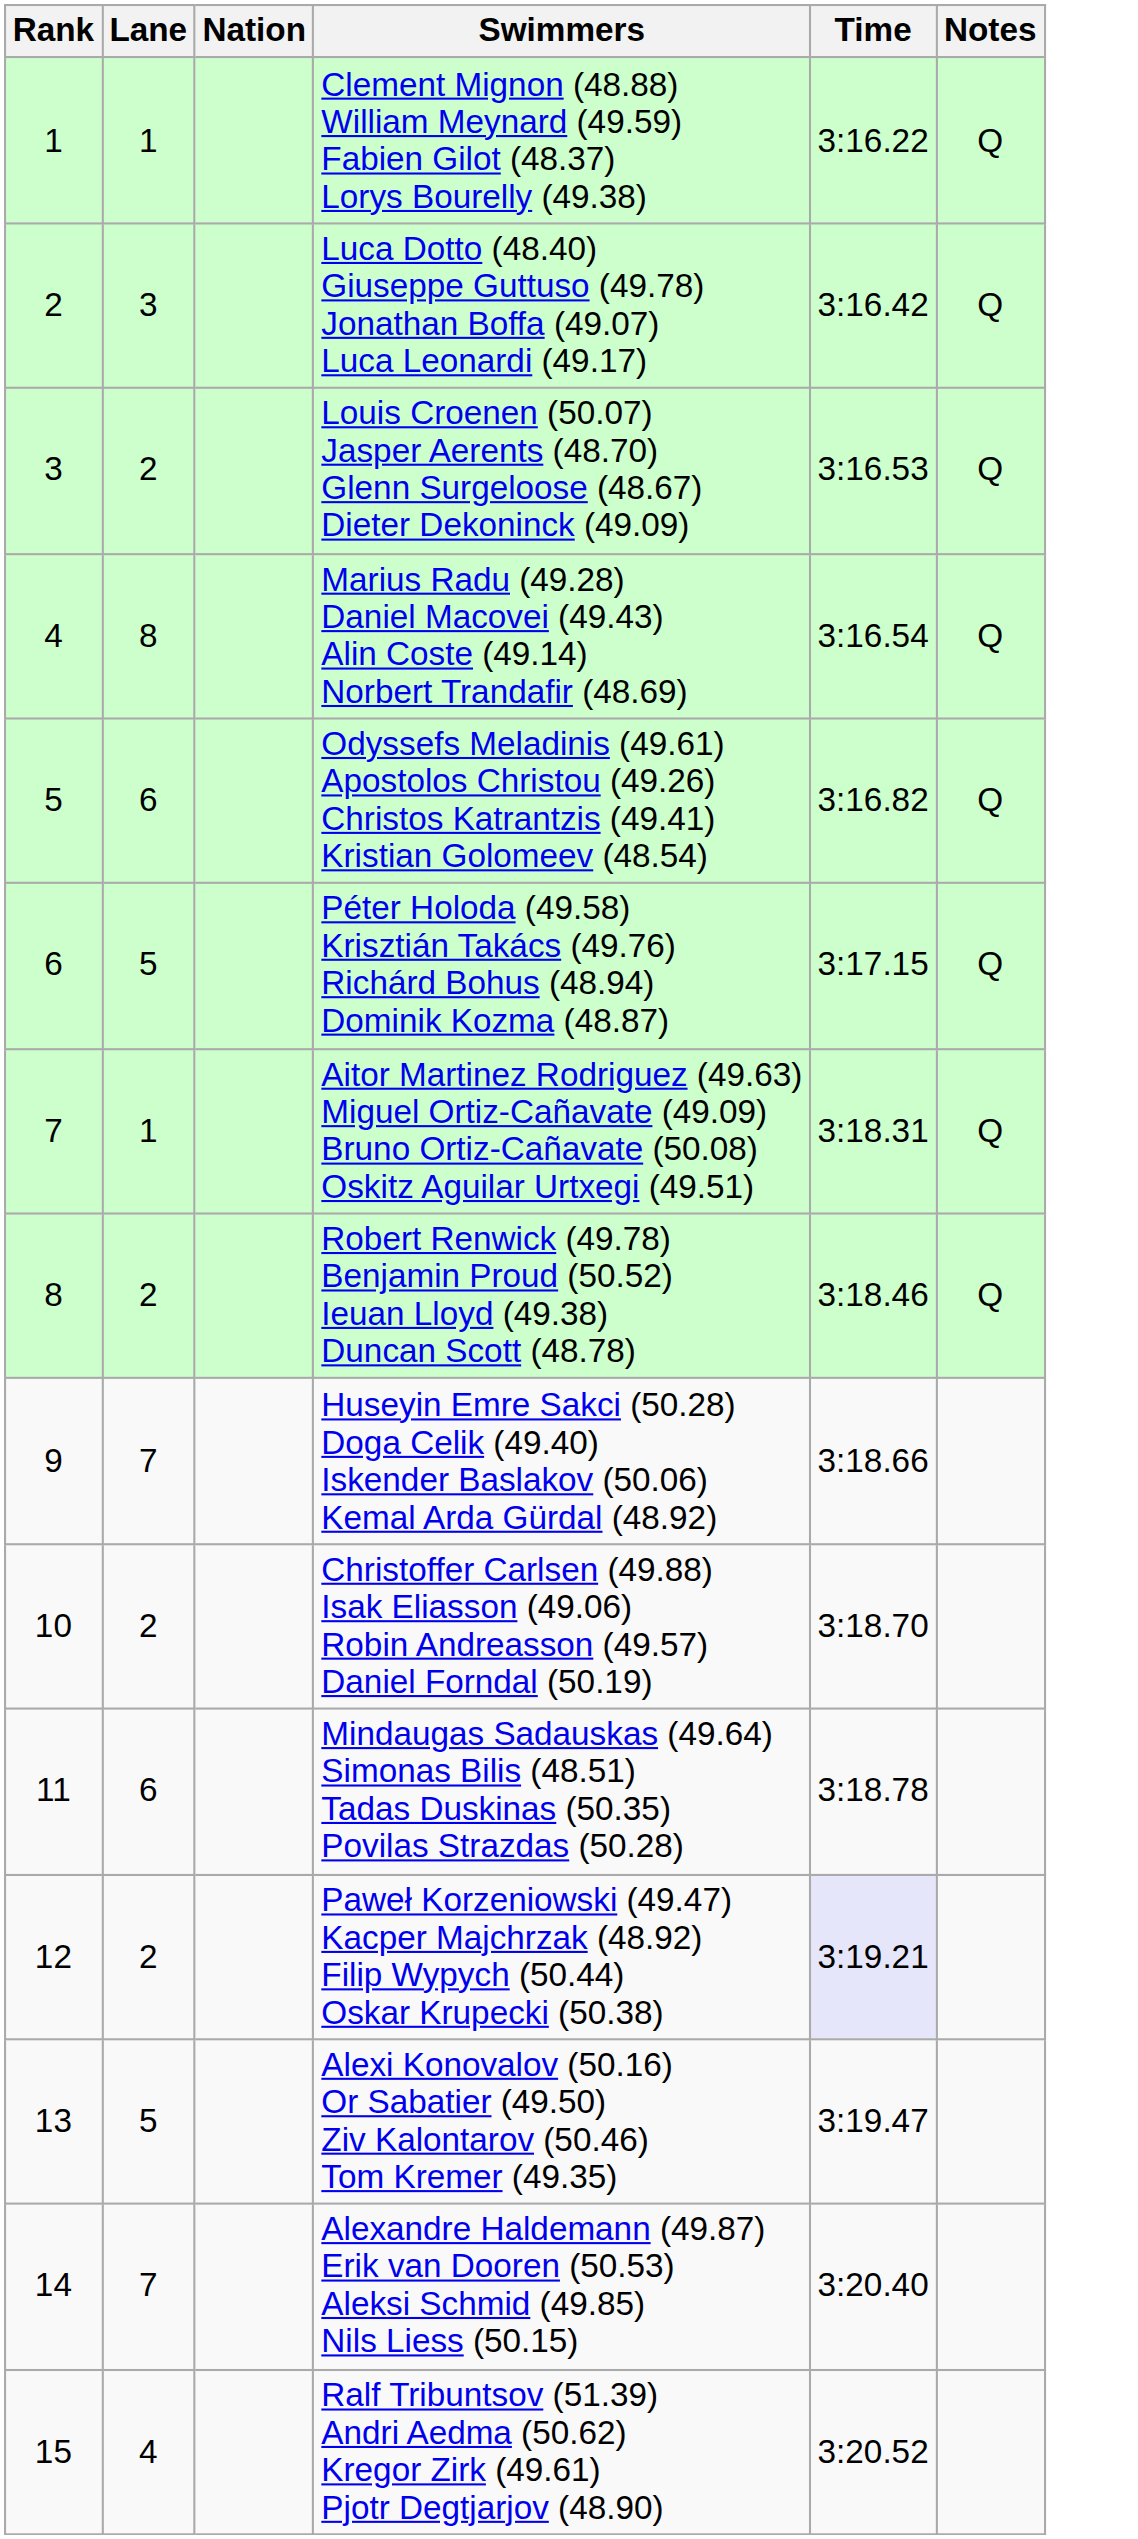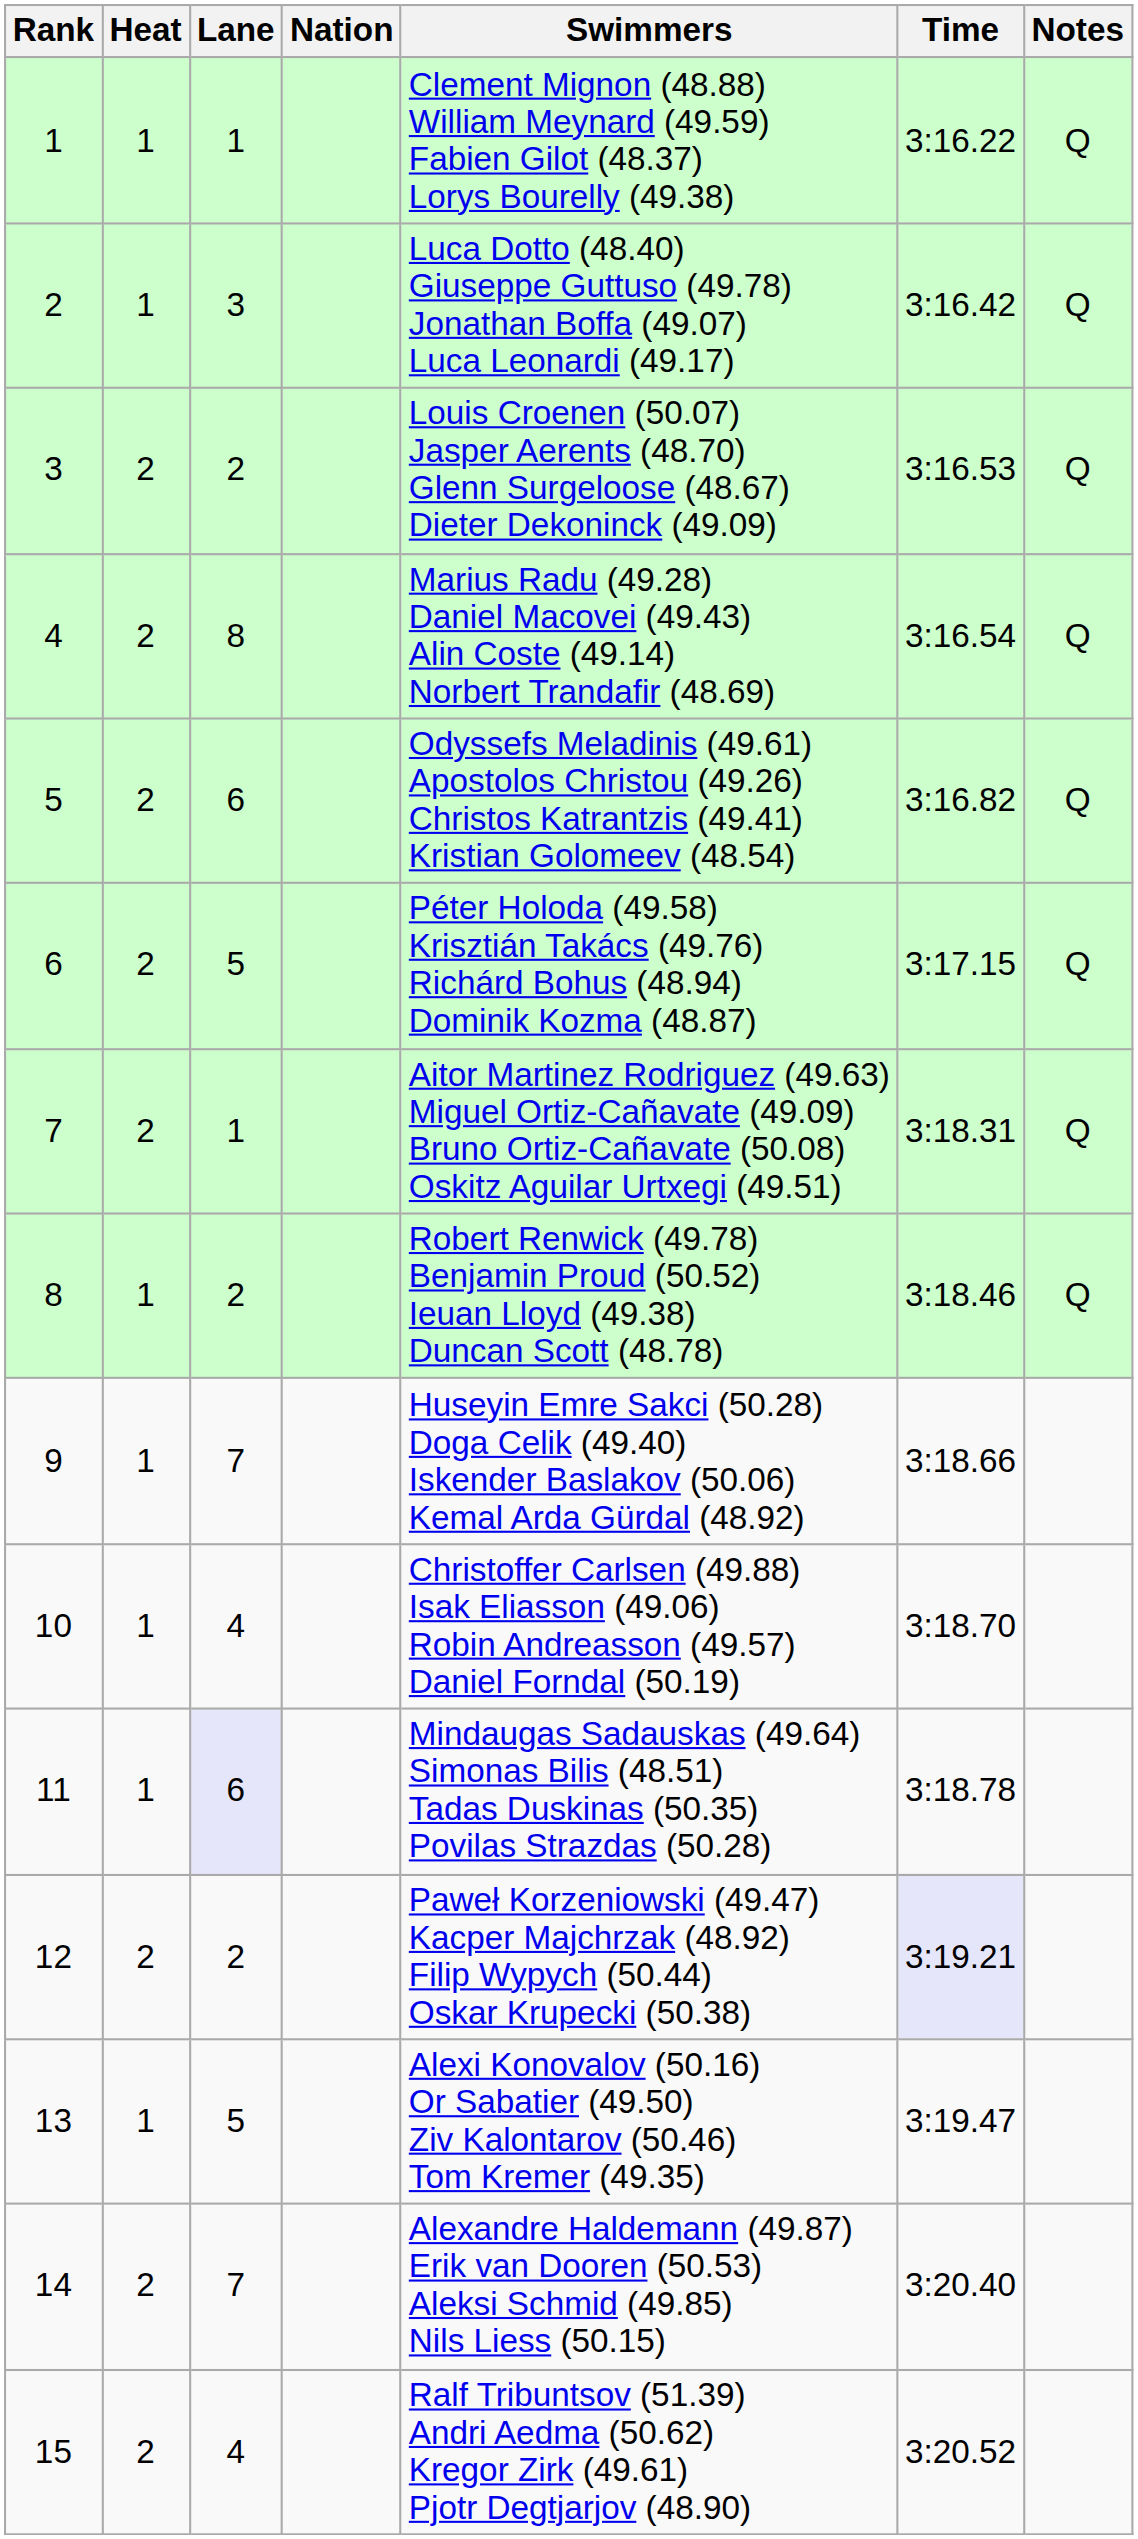+ column: (146, 30)
(148, 1625) 2 -> (236, 1625) 4
(148, 1790) no background -> (236, 1790) lavender background
